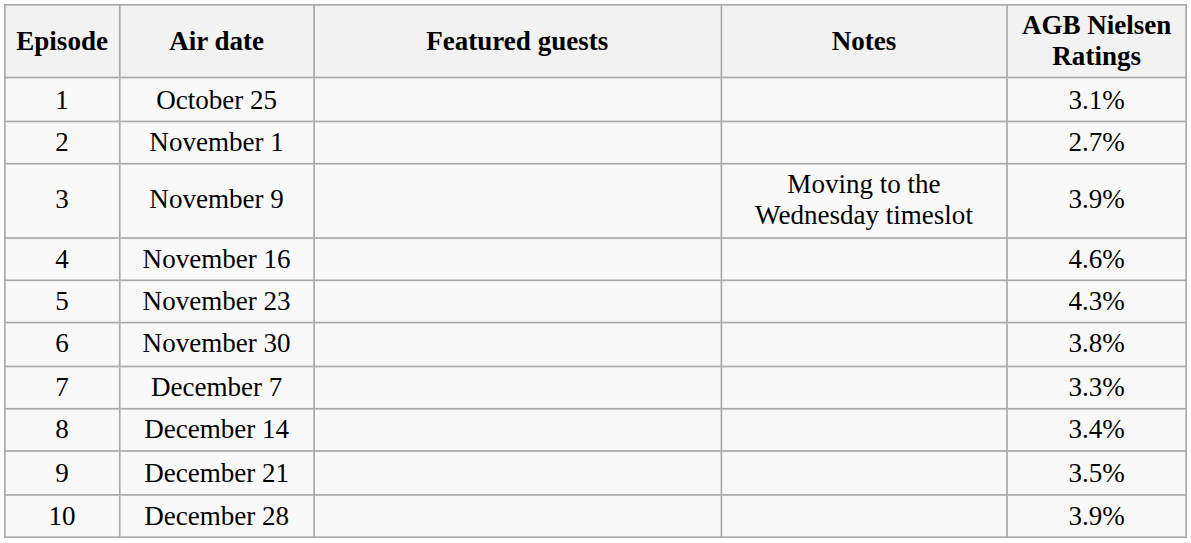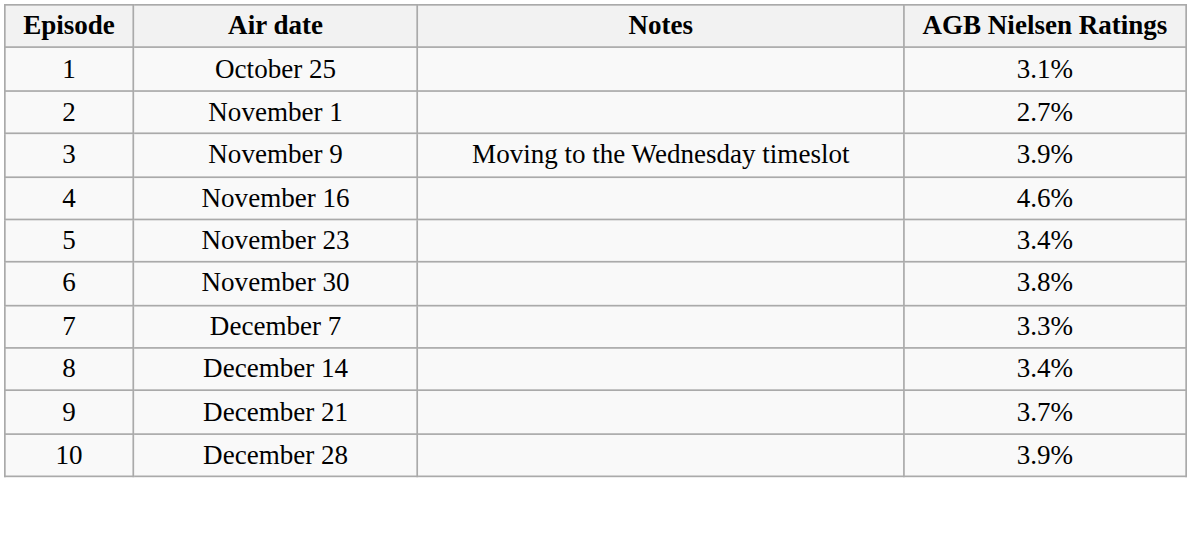- column: (517, 41)
(1097, 301) 4.3% -> (1045, 240) 3.4%
(1097, 472) 3.5% -> (1045, 411) 3.7%
